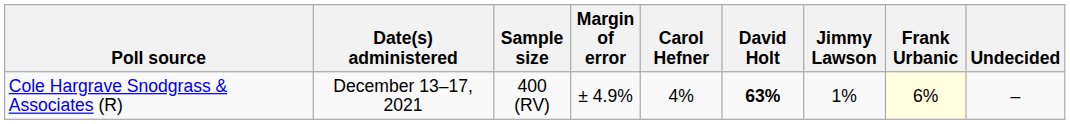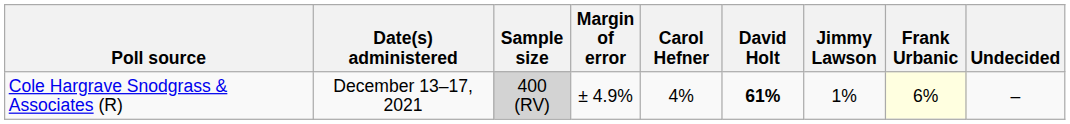(532, 95) no background -> (532, 95) lightgrey background
(763, 95) 63% -> (763, 95) 61%
